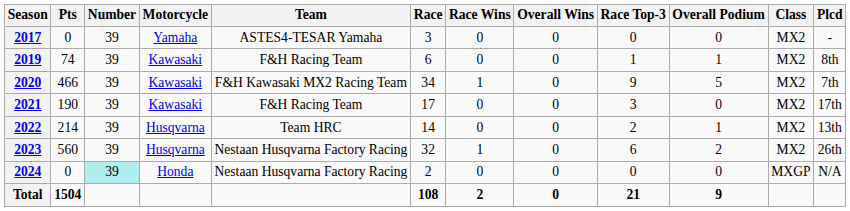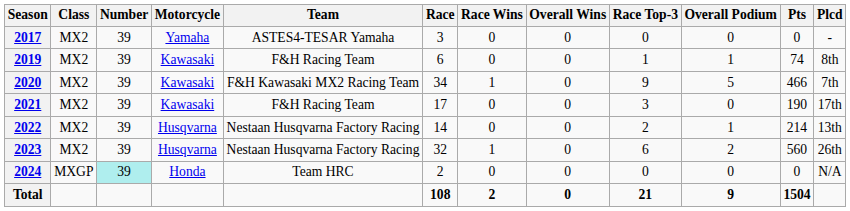columns swapped: (791, 15) <-> (68, 15)
(311, 127) Team HRC -> (323, 127) Nestaan Husqvarna Factory Racing
(311, 172) Nestaan Husqvarna Factory Racing -> (323, 172) Team HRC
